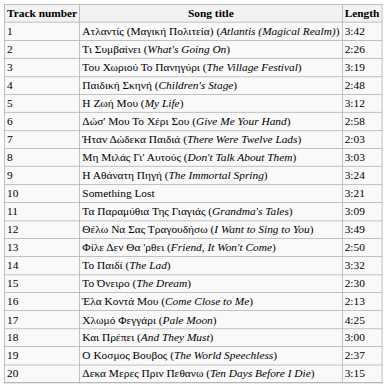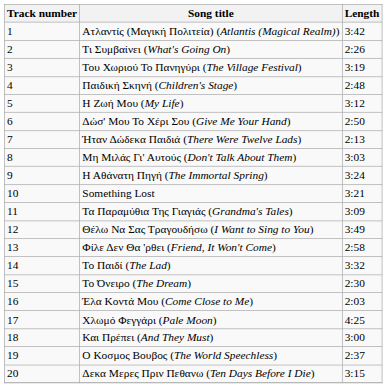(355, 121) 2:58 -> (355, 121) 2:50
(355, 139) 2:03 -> (355, 139) 2:13
(355, 247) 2:50 -> (355, 247) 2:58
(355, 301) 2:13 -> (355, 301) 2:03
